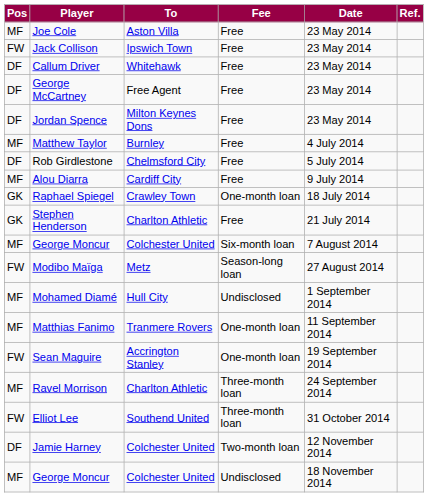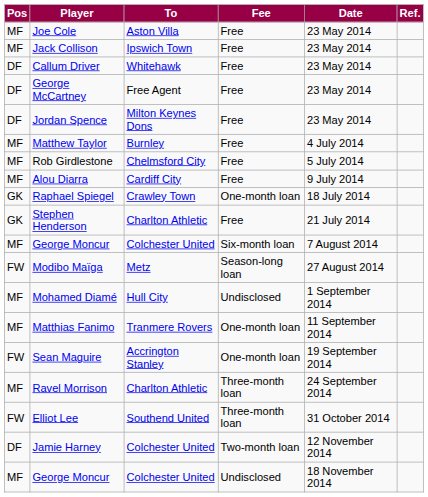(16, 48) FW -> (15, 48) MF
(14, 161) DF -> (15, 161) MF
